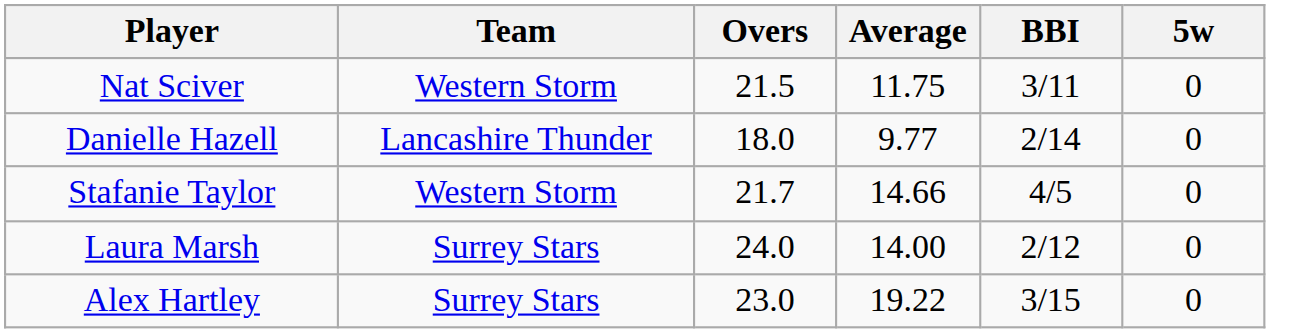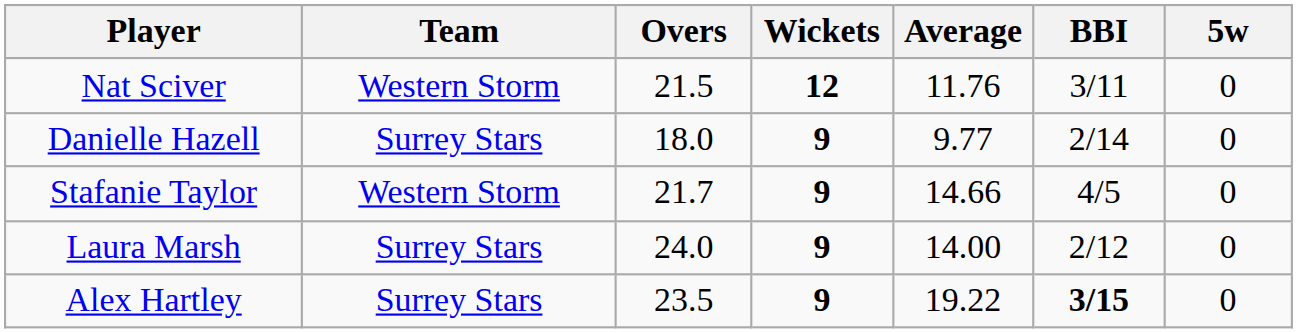+ column: (822, 31)
(908, 85) 11.75 -> (963, 85) 11.76
(516, 138) Lancashire Thunder -> (459, 138) Surrey Stars
(765, 300) 23.0 -> (684, 300) 23.5
(1051, 300) normal -> (1099, 300) bold
